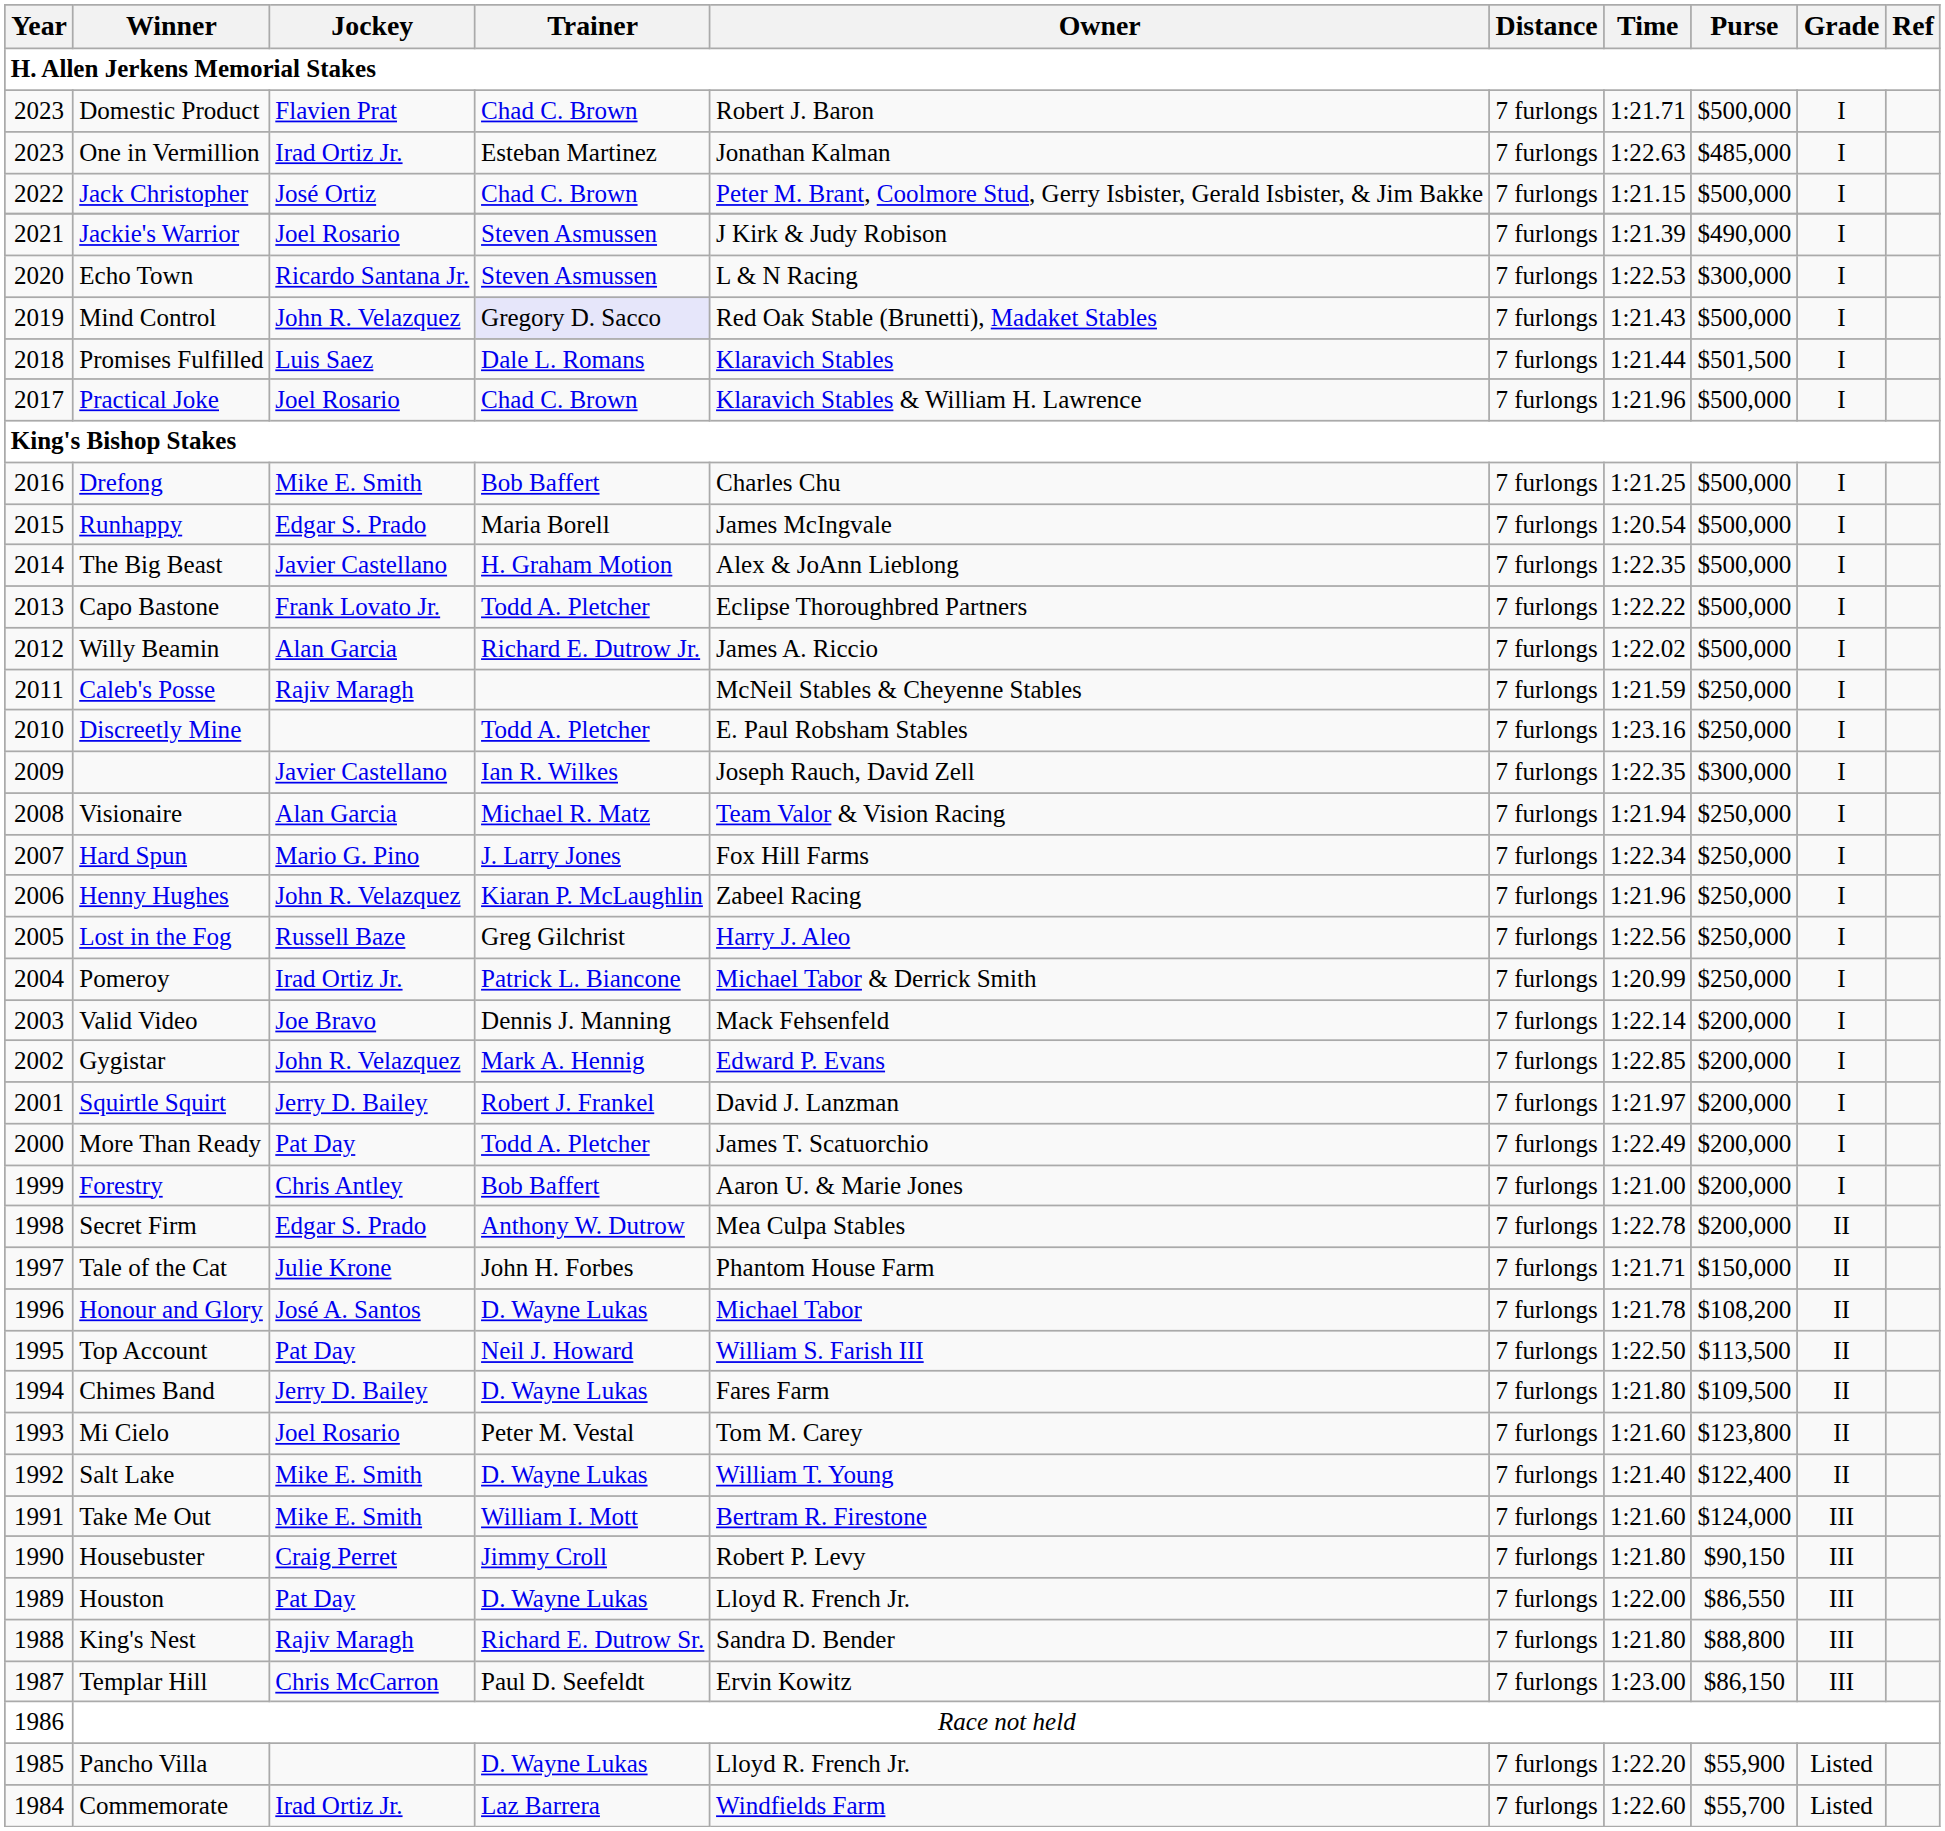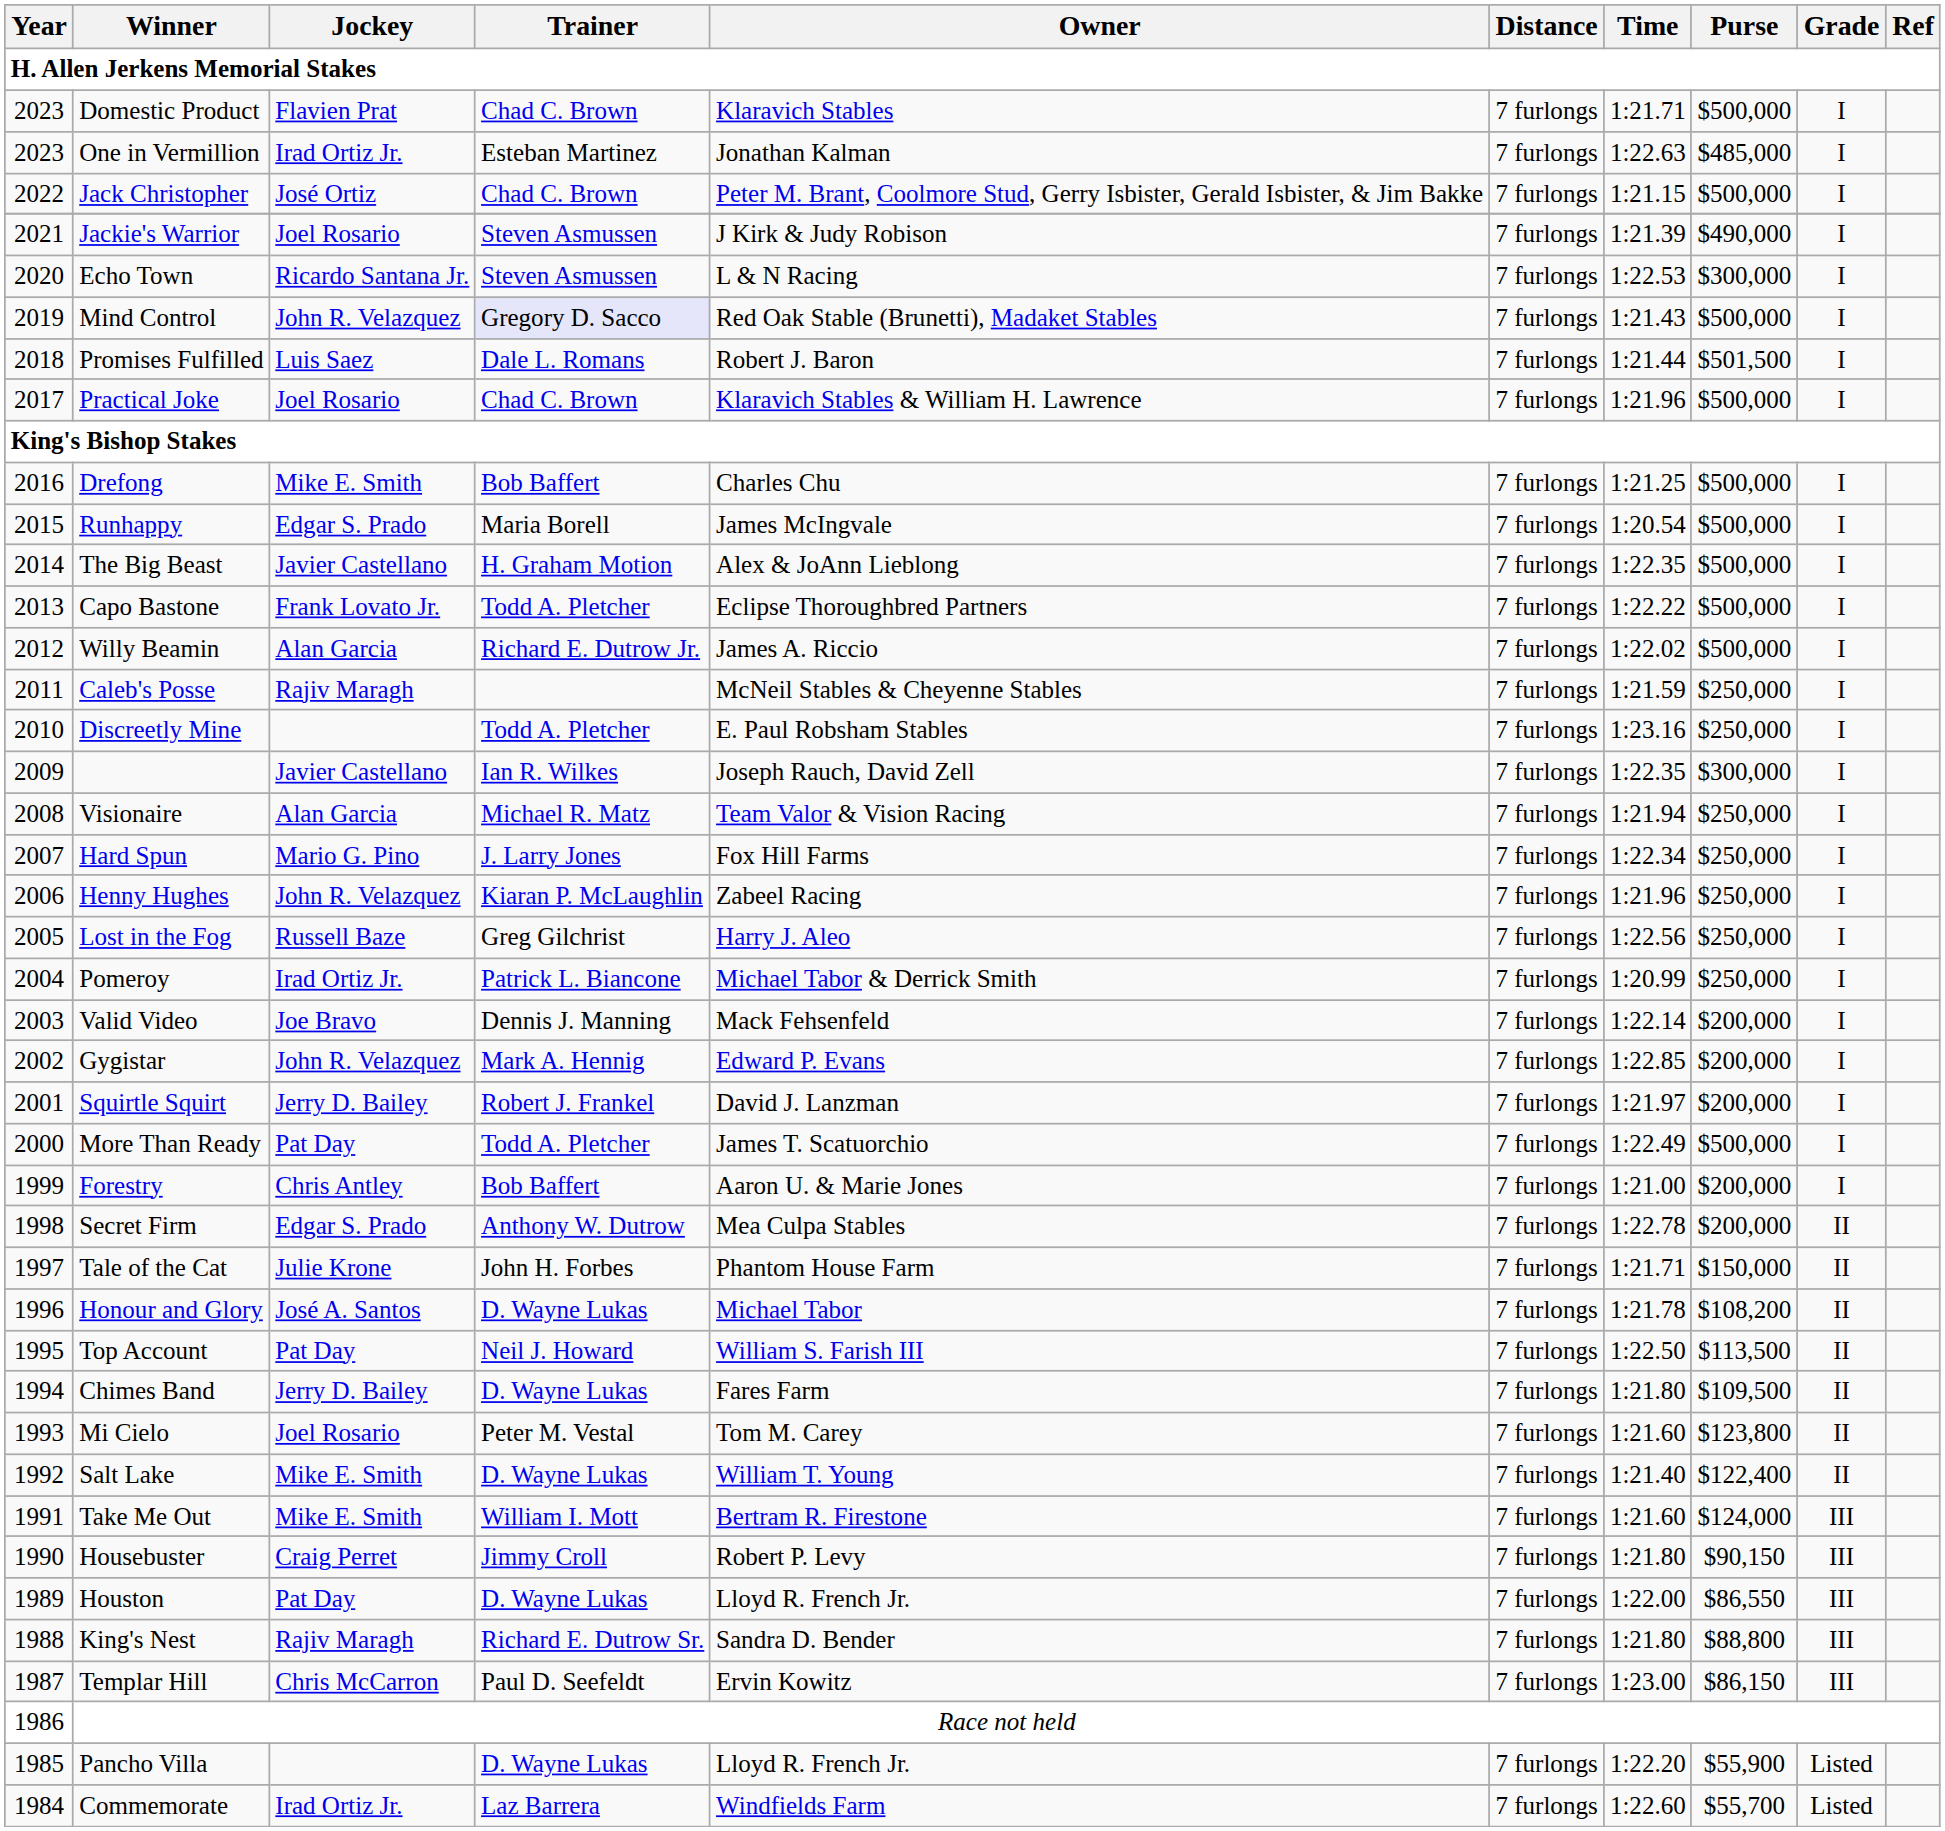(795, 110) Robert J. Baron -> (805, 110) Klaravich Stables
(805, 358) Klaravich Stables -> (795, 358) Robert J. Baron
(1744, 1143) $200,000 -> (1744, 1143) $500,000
